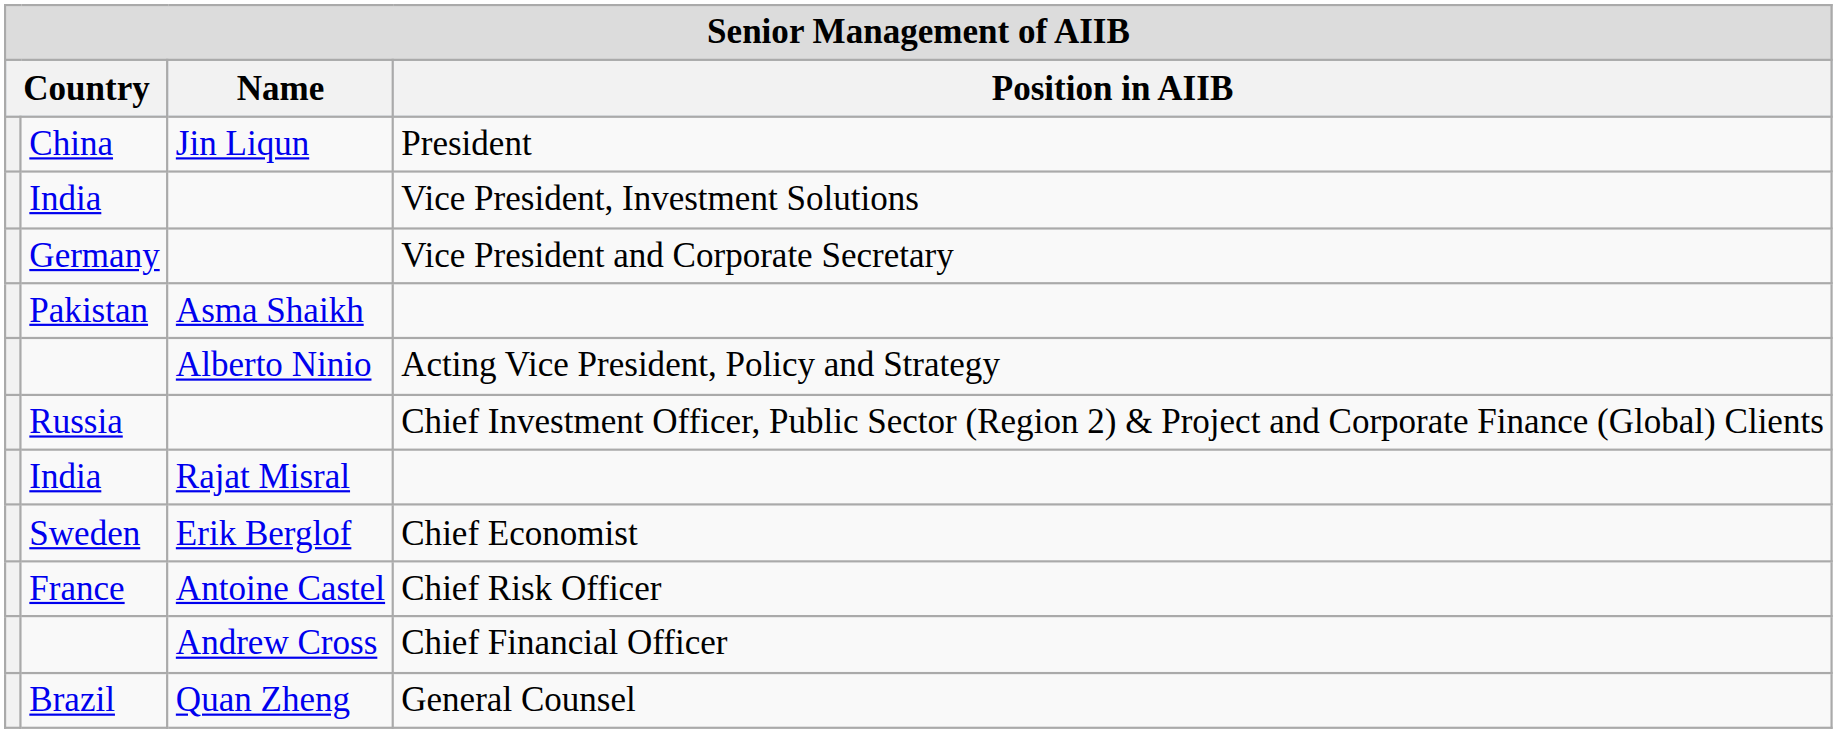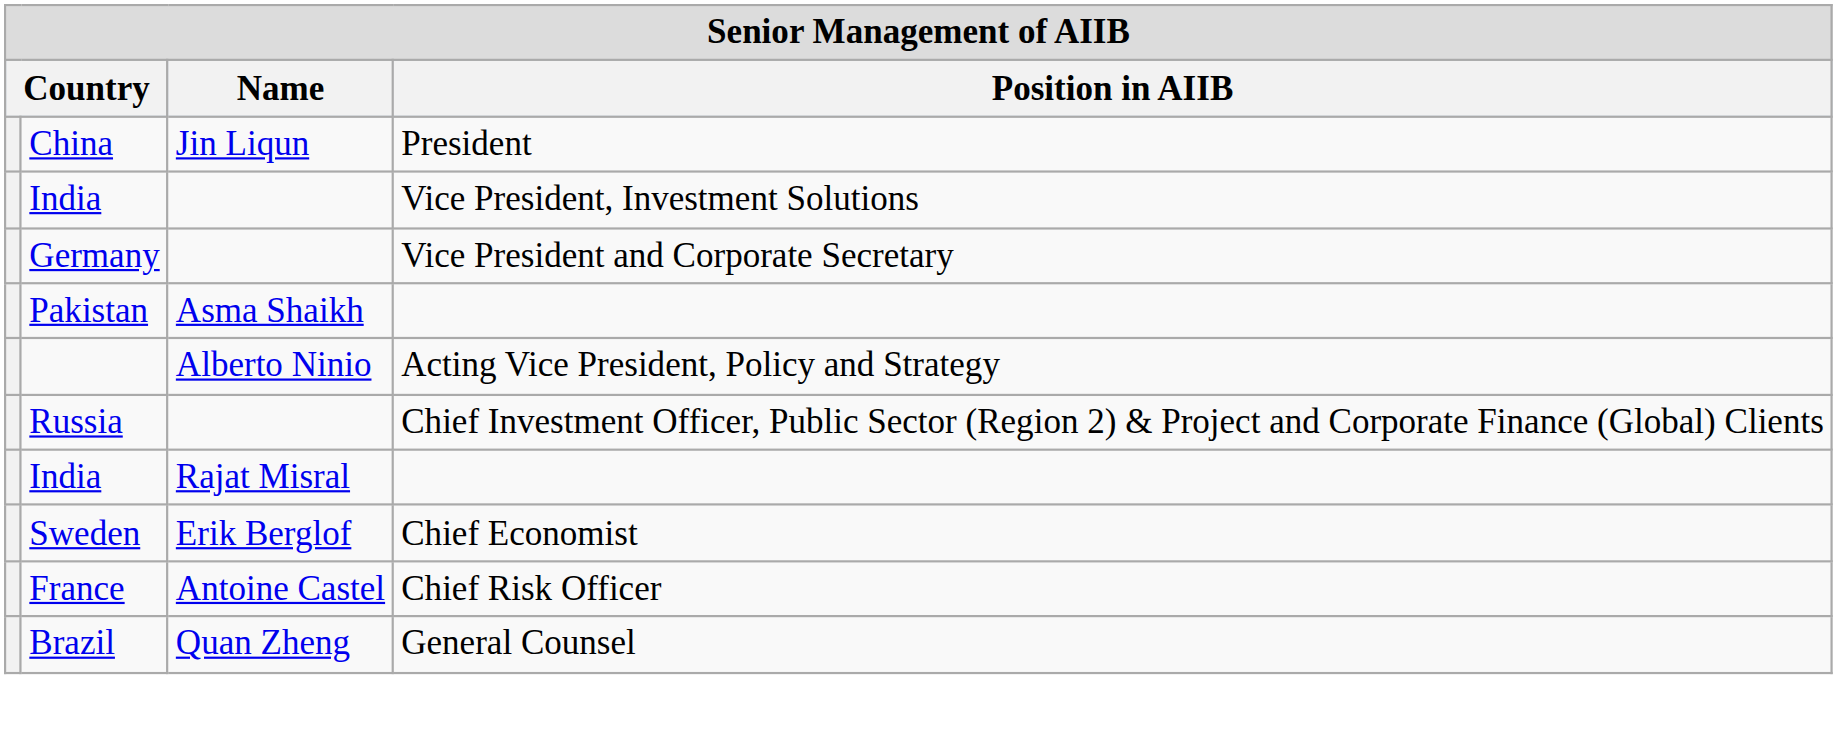- row: (95, 644)
